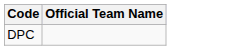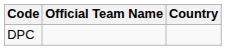+ column: (194, 14)
